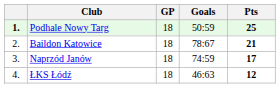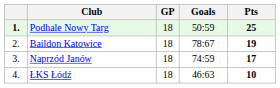(251, 43) 21 -> (251, 43) 19
(251, 75) 12 -> (251, 75) 10
